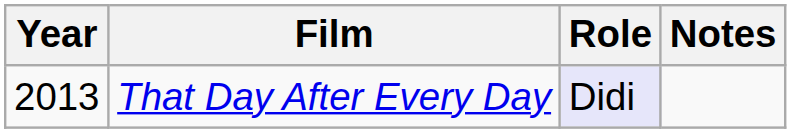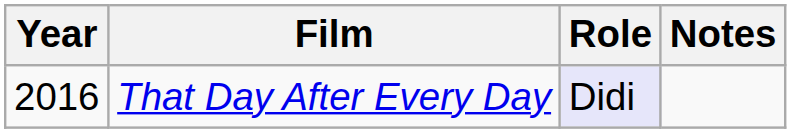(57, 95) 2013 -> (57, 95) 2016
